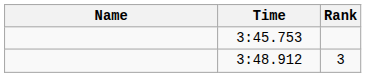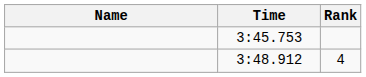(341, 61) 3 -> (341, 61) 4
